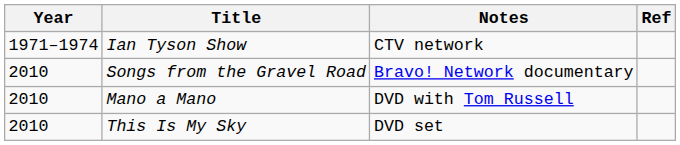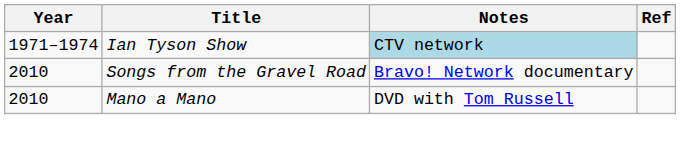(429, 45) no background -> (429, 45) lightblue background
- row: (176, 127)
